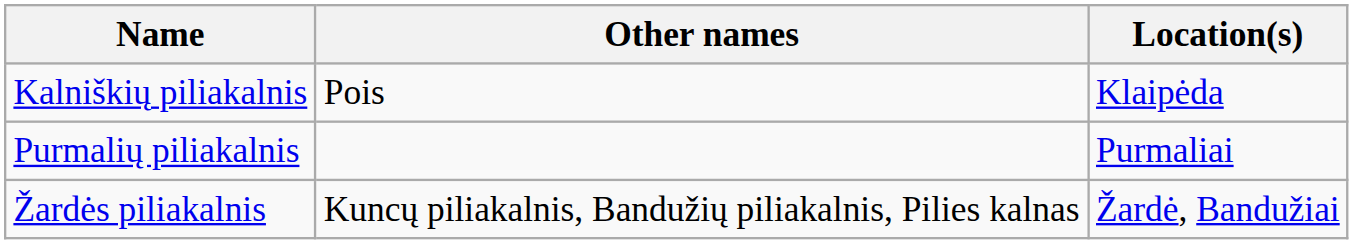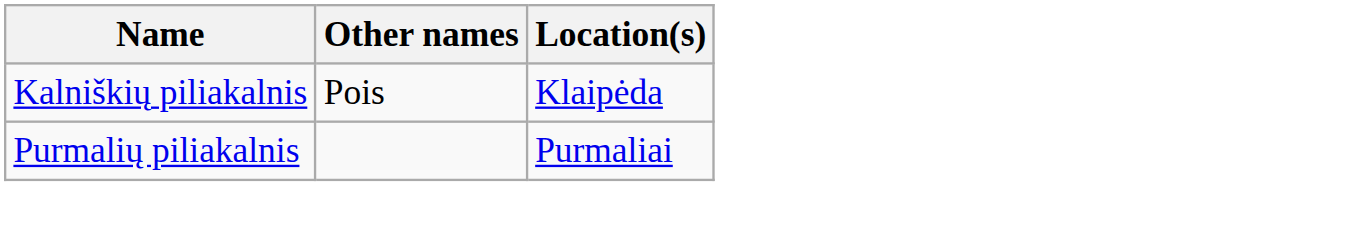- row: (140, 209)
